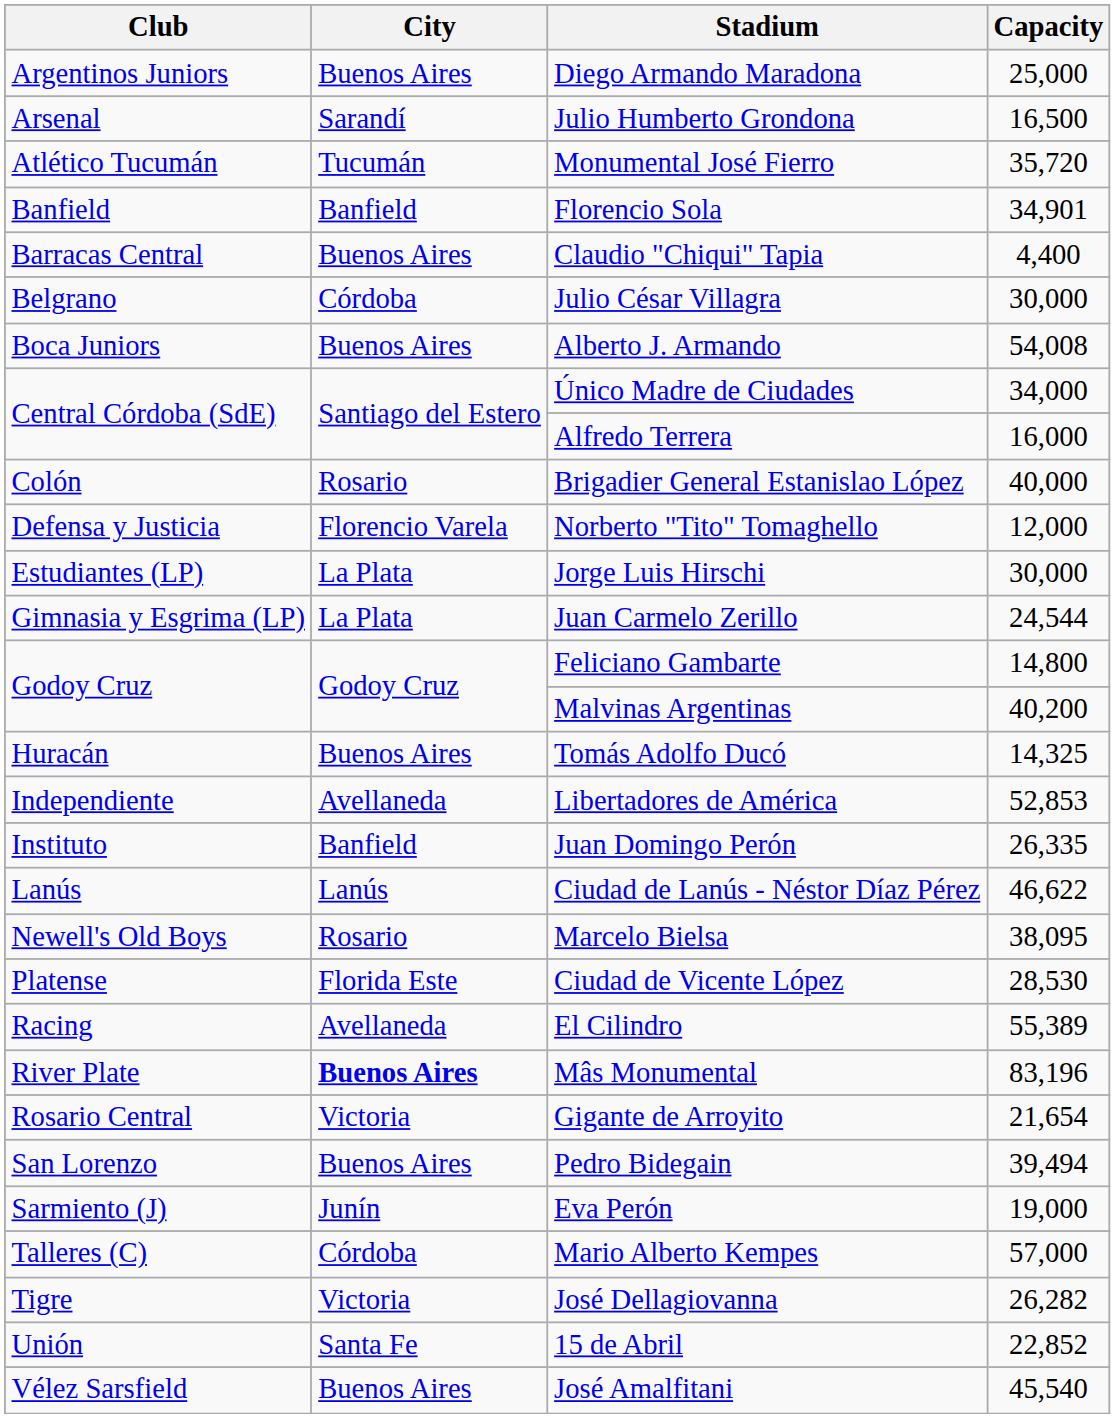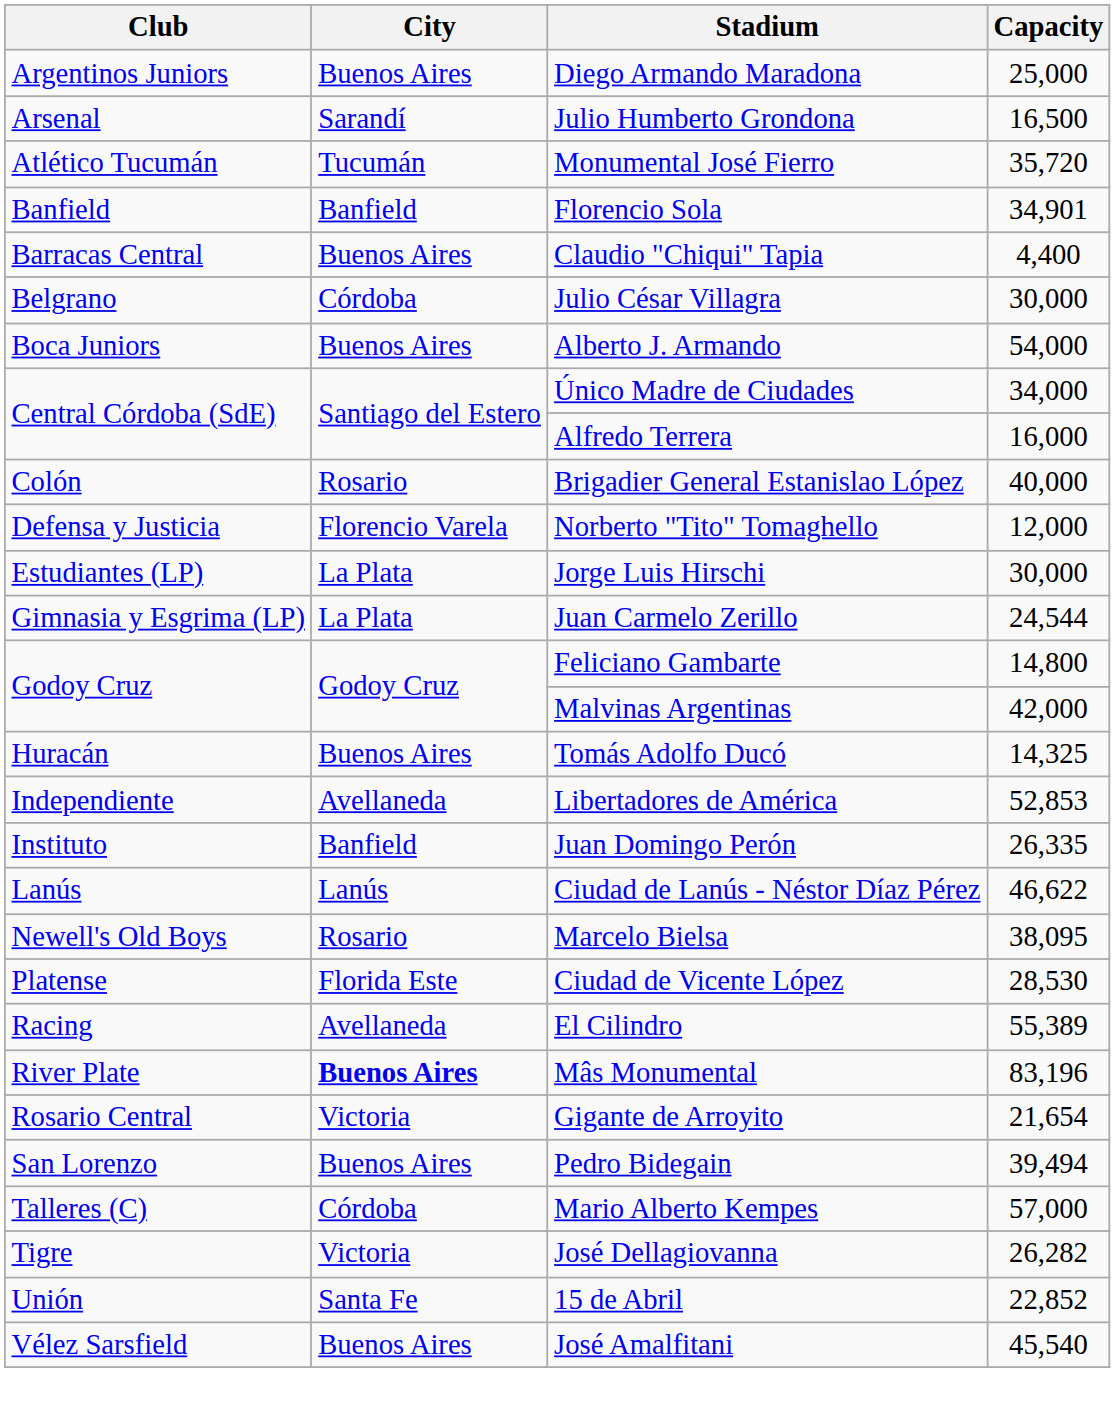(1048, 345) 54,008 -> (1048, 345) 54,000
(1048, 708) 40,200 -> (1048, 708) 42,000
- row: (613, 1208)
